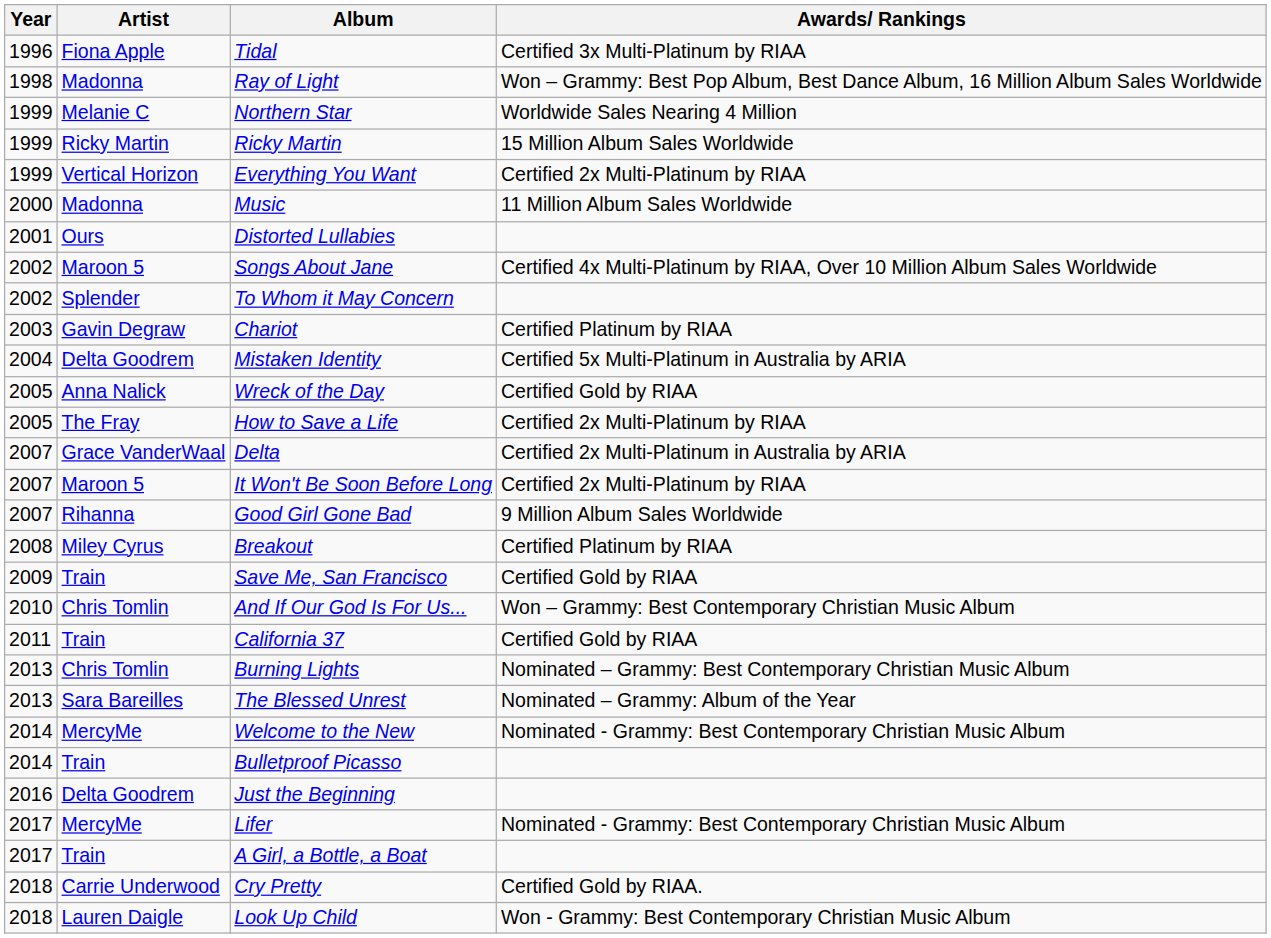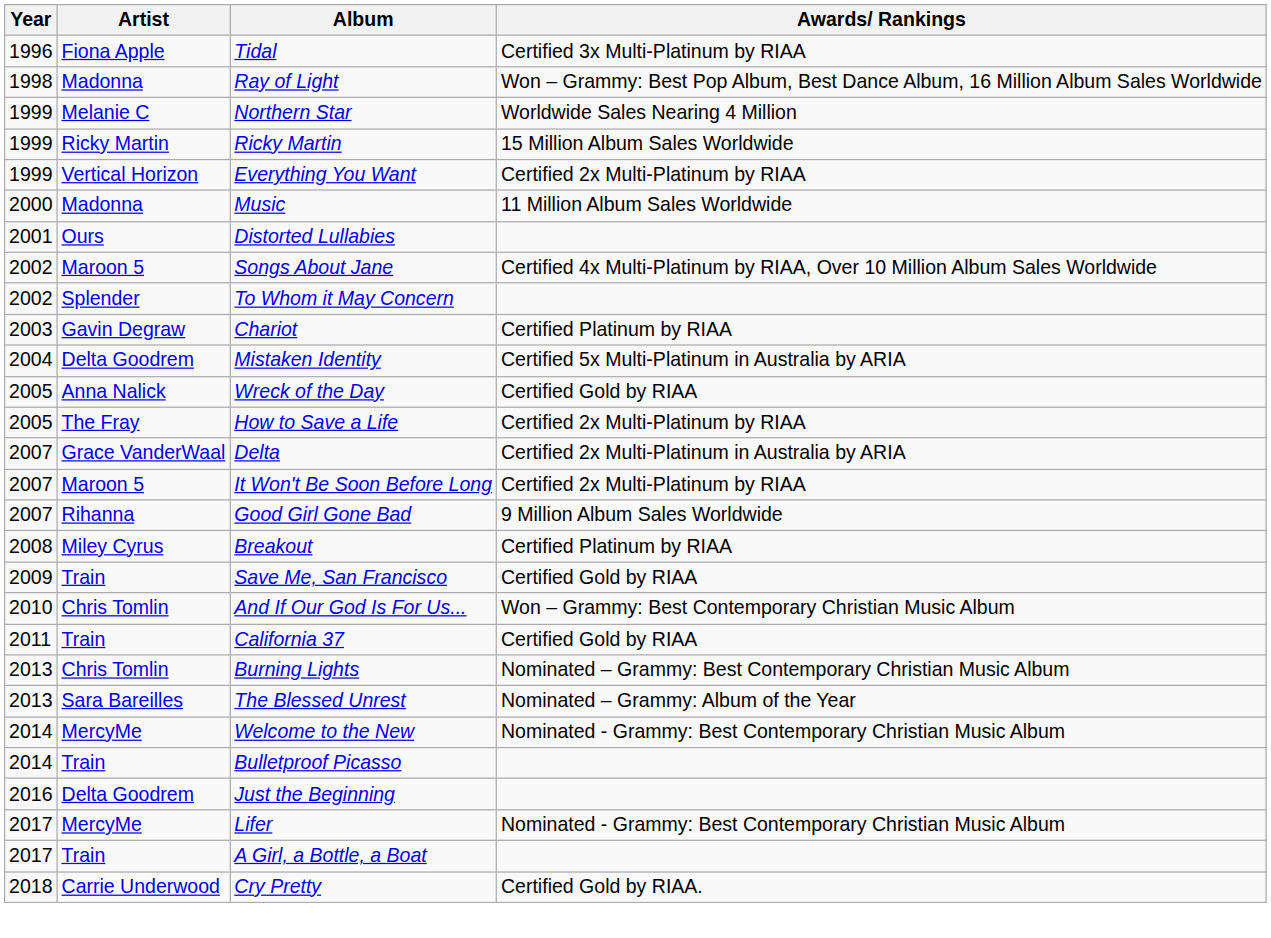- row: (296, 917)
